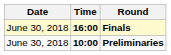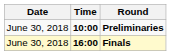rows swapped: (133, 43) <-> (116, 27)
